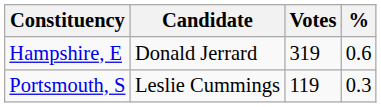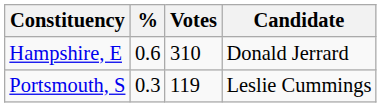columns swapped: (207, 20) <-> (359, 20)
(305, 53) 319 -> (185, 53) 310
